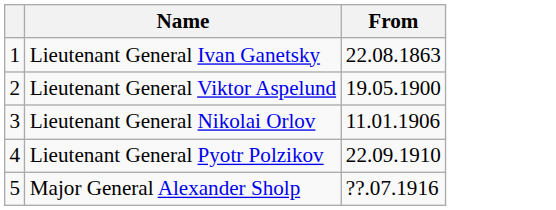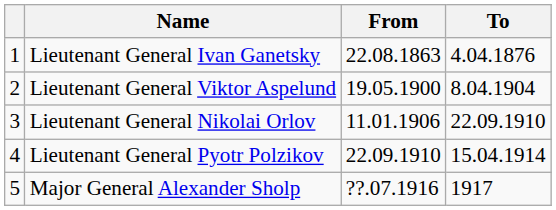+ column: (498, 21)
